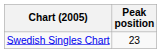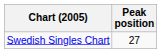(134, 40) 23 -> (134, 40) 27
